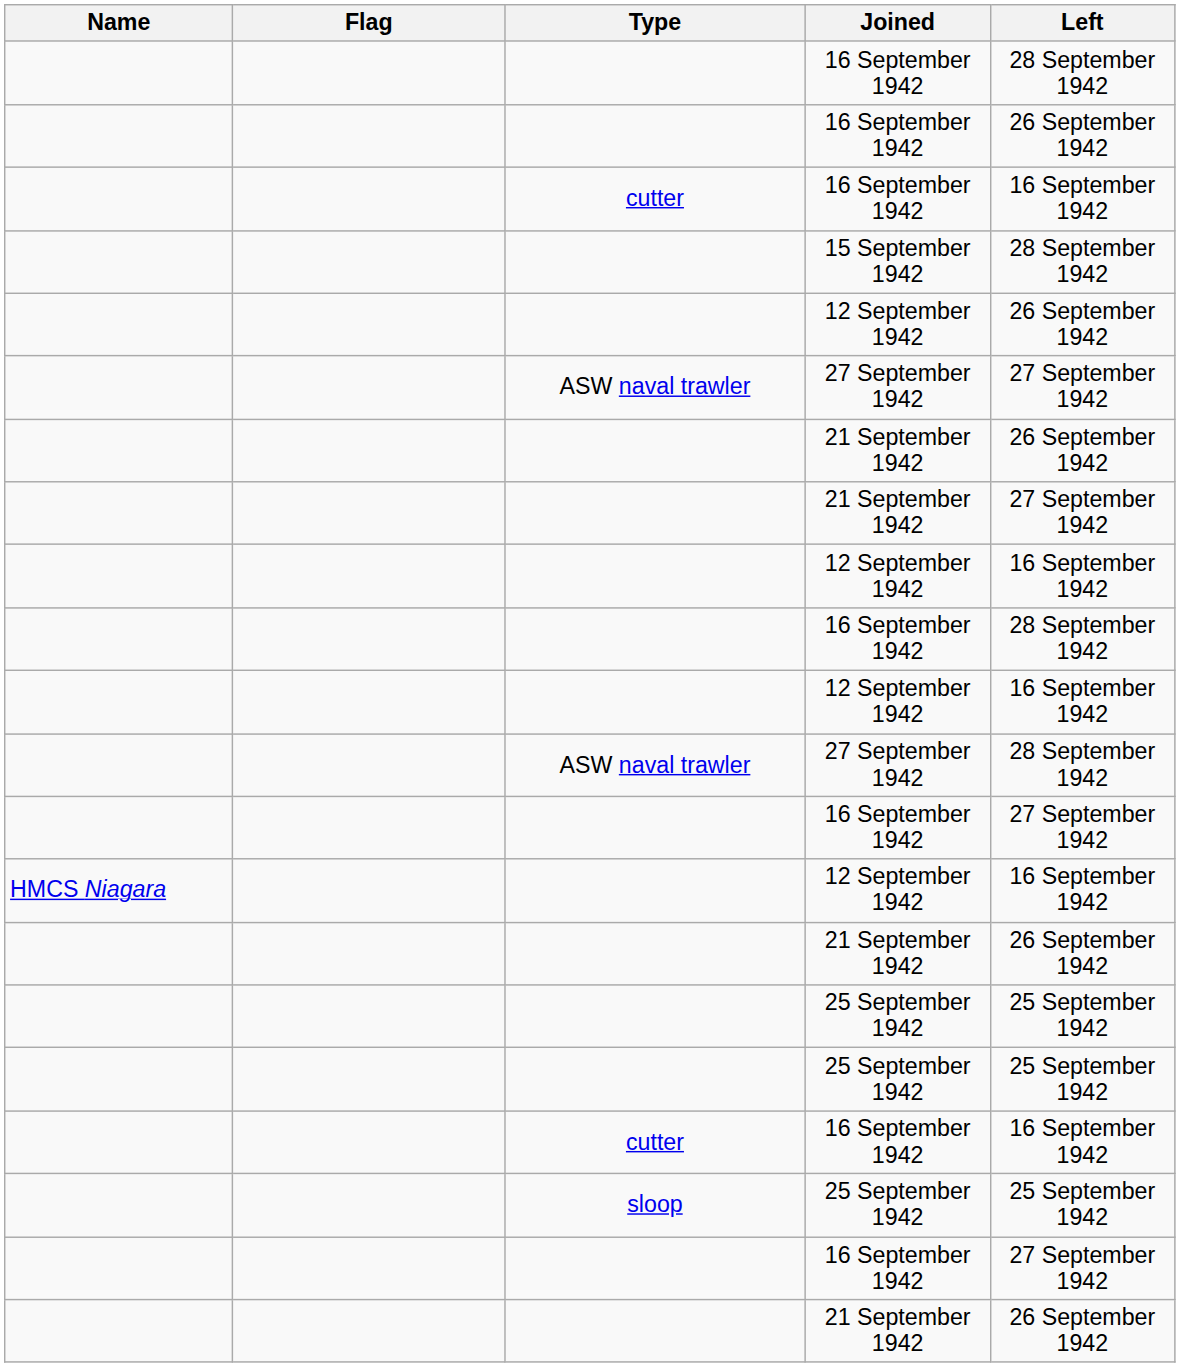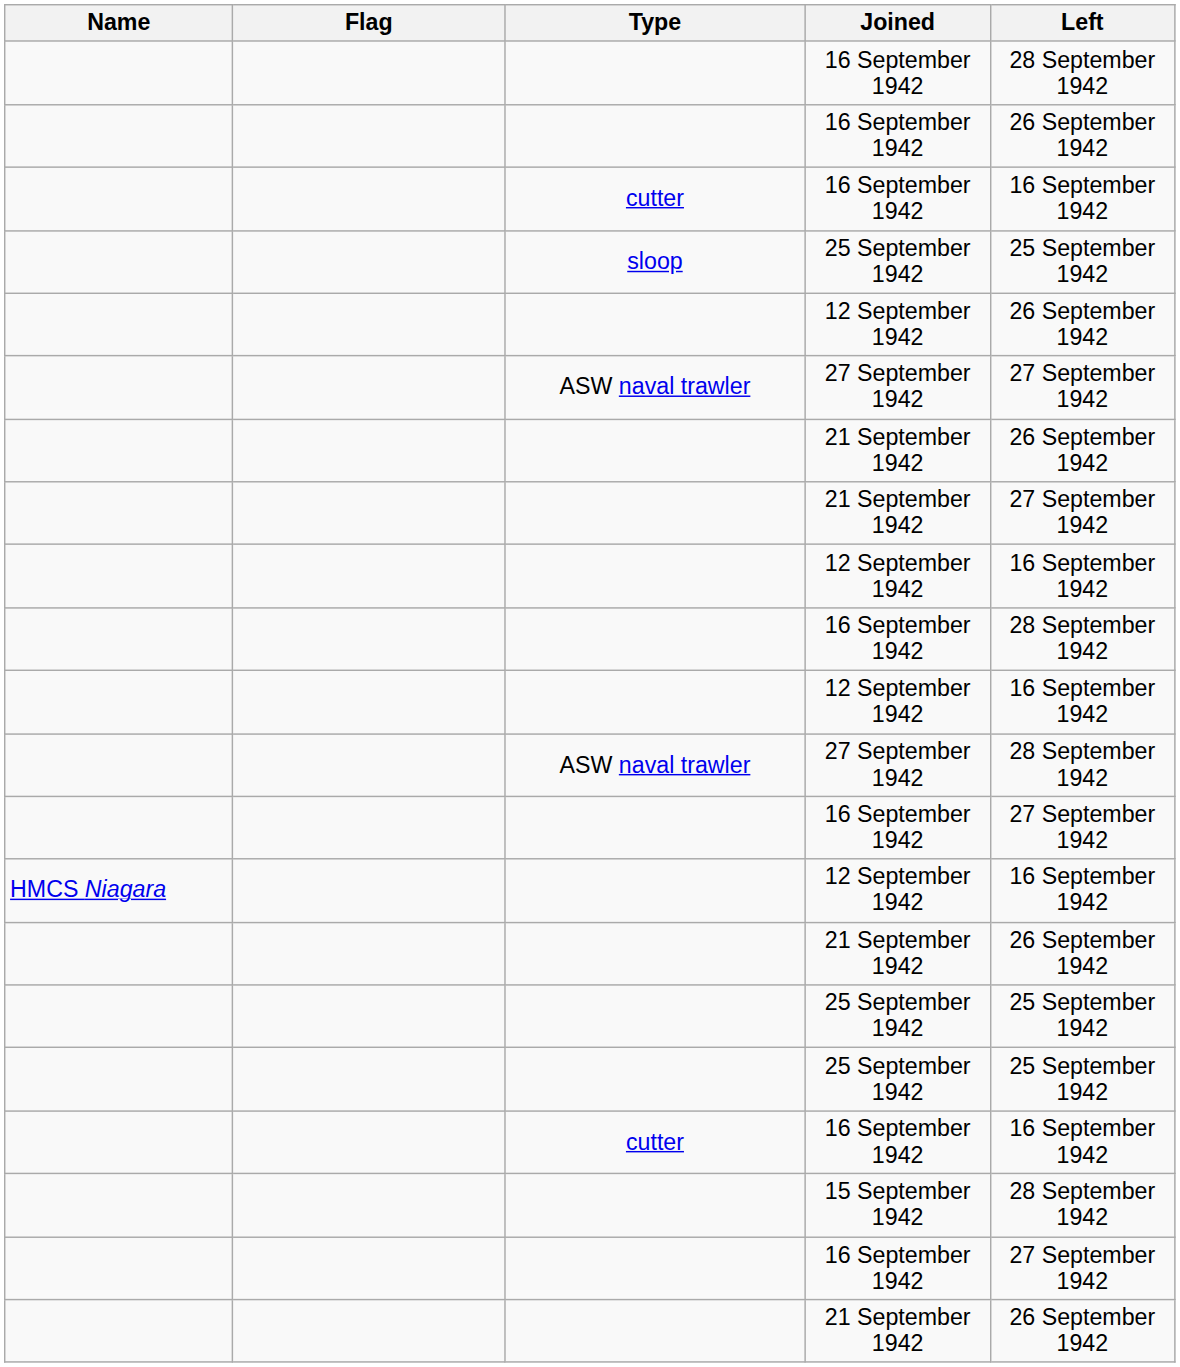rows swapped: (655, 1204) <-> (655, 262)
